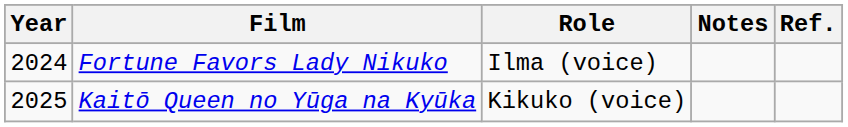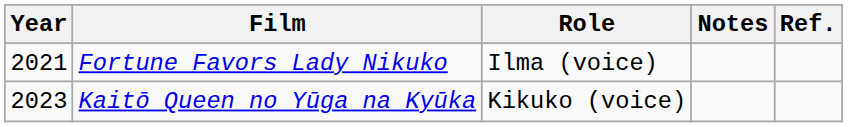(39, 63) 2024 -> (39, 63) 2021
(39, 101) 2025 -> (39, 101) 2023
